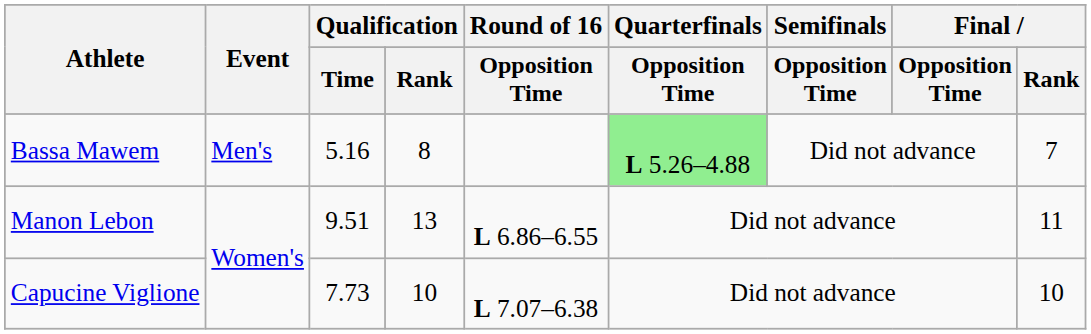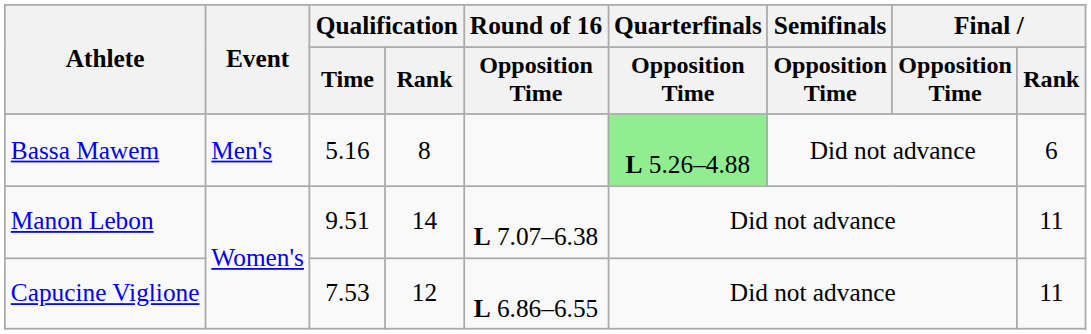(1051, 150) 7 -> (1051, 150) 6
(424, 221) 13 -> (424, 221) 14
(536, 236) L 6.86–6.55 -> (536, 236) L 7.07–6.38
(347, 293) 7.73 -> (347, 293) 7.53
(424, 293) 10 -> (424, 293) 12
(536, 308) L 7.07–6.38 -> (536, 308) L 6.86–6.55
(1051, 293) 10 -> (1051, 293) 11
